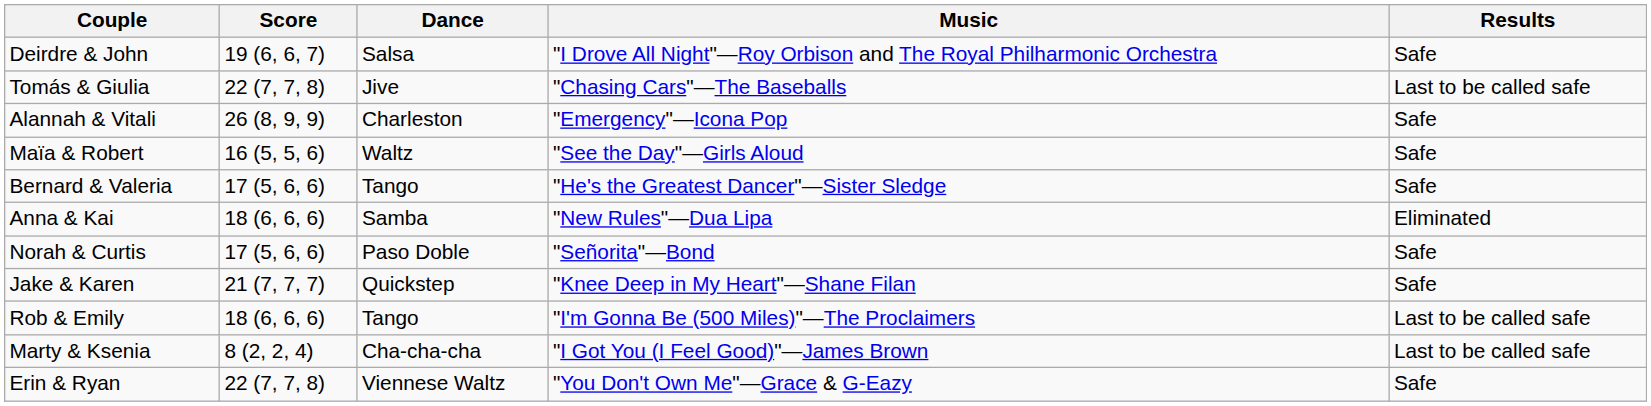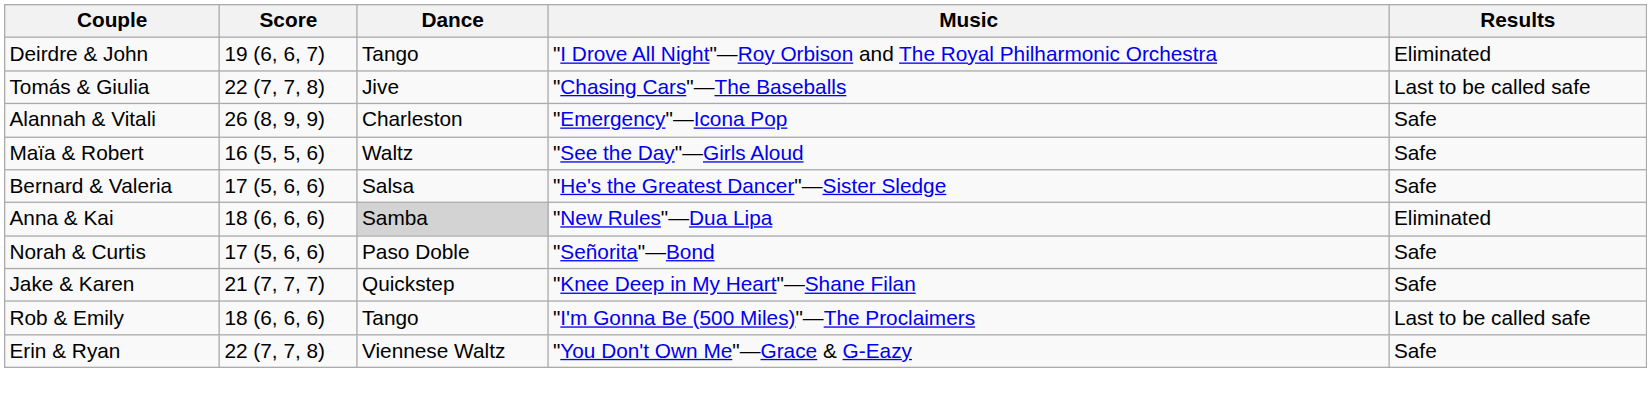(388, 53) Salsa -> (390, 53) Tango
(1415, 53) Safe -> (1442, 53) Eliminated
(390, 185) Tango -> (388, 185) Salsa
(395, 218) no background -> (395, 218) lightgrey background
- row: (80, 350)
